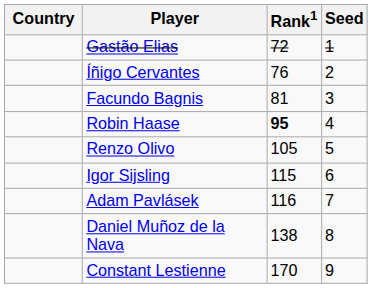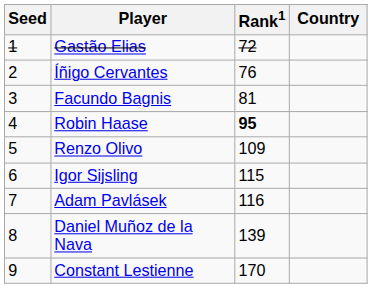columns swapped: (44, 19) <-> (344, 19)
(284, 149) 105 -> (252, 149) 109
(284, 235) 138 -> (252, 235) 139
